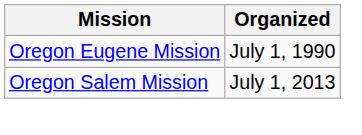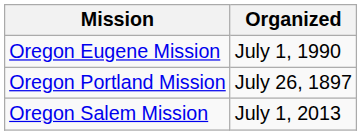+ row: (117, 82)
